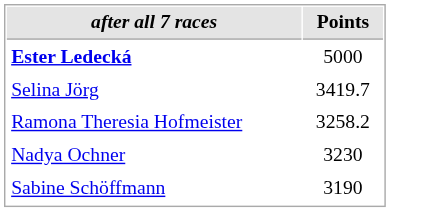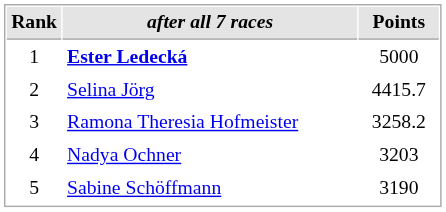+ column: (34, 22)
(343, 89) 3419.7 -> (399, 89) 4415.7
(343, 155) 3230 -> (399, 155) 3203
